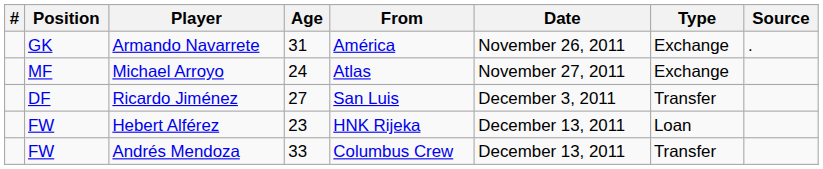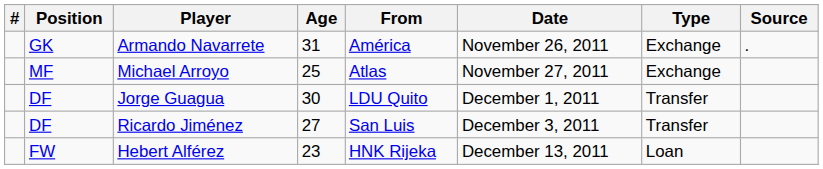(298, 72) 24 -> (311, 72) 25
+ row: (171, 98)
- row: (176, 152)
